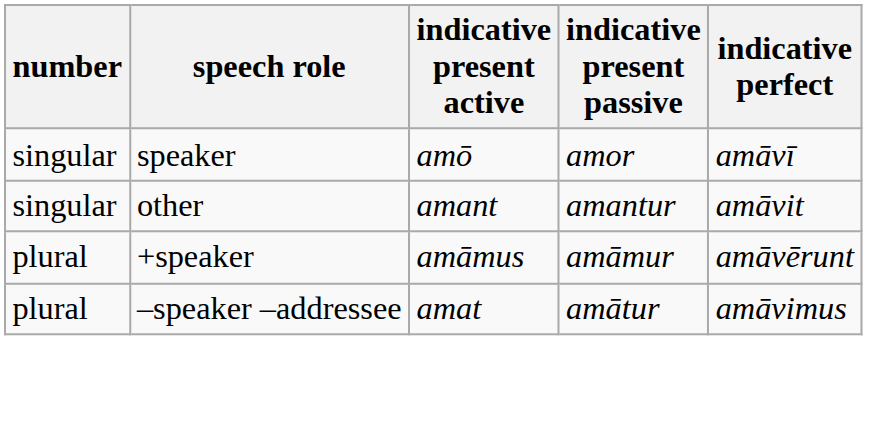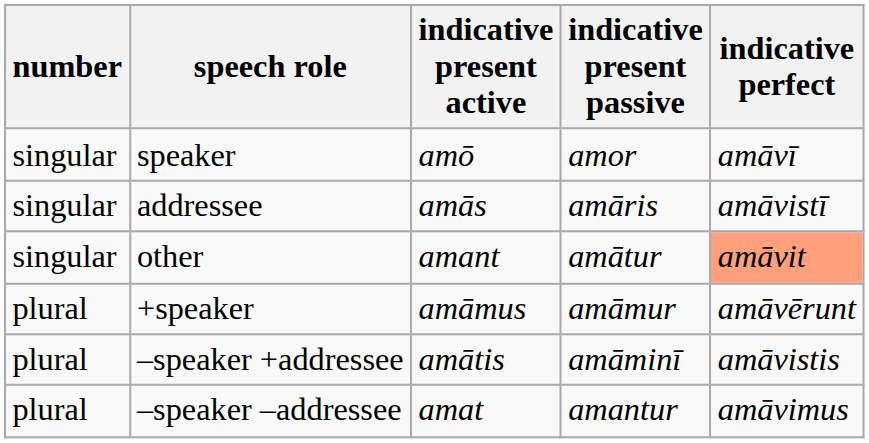+ row: (200, 205)
(621, 205) amantur -> (615, 256) amātur
(760, 205) no background -> (762, 256) lightsalmon background
+ row: (270, 359)
(613, 307) amātur -> (623, 410) amantur
